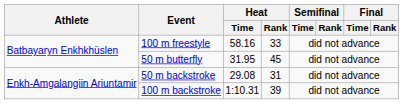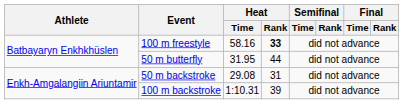(276, 44) normal -> (276, 44) bold
(276, 60) 45 -> (276, 60) 44
